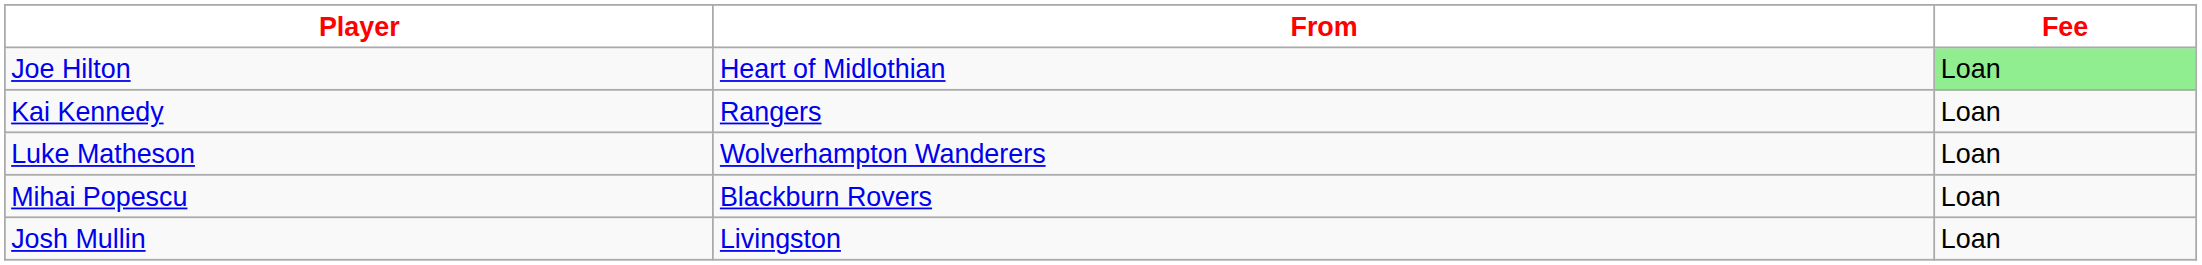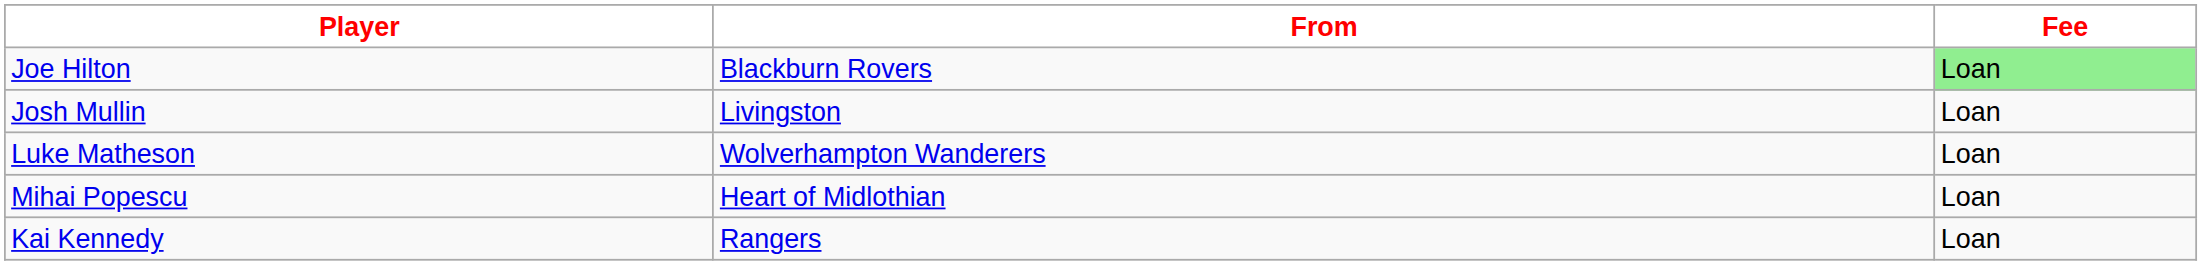(833, 69) Heart of Midlothian -> (826, 69) Blackburn Rovers
rows swapped: (78, 239) <-> (87, 112)
(826, 197) Blackburn Rovers -> (833, 197) Heart of Midlothian
